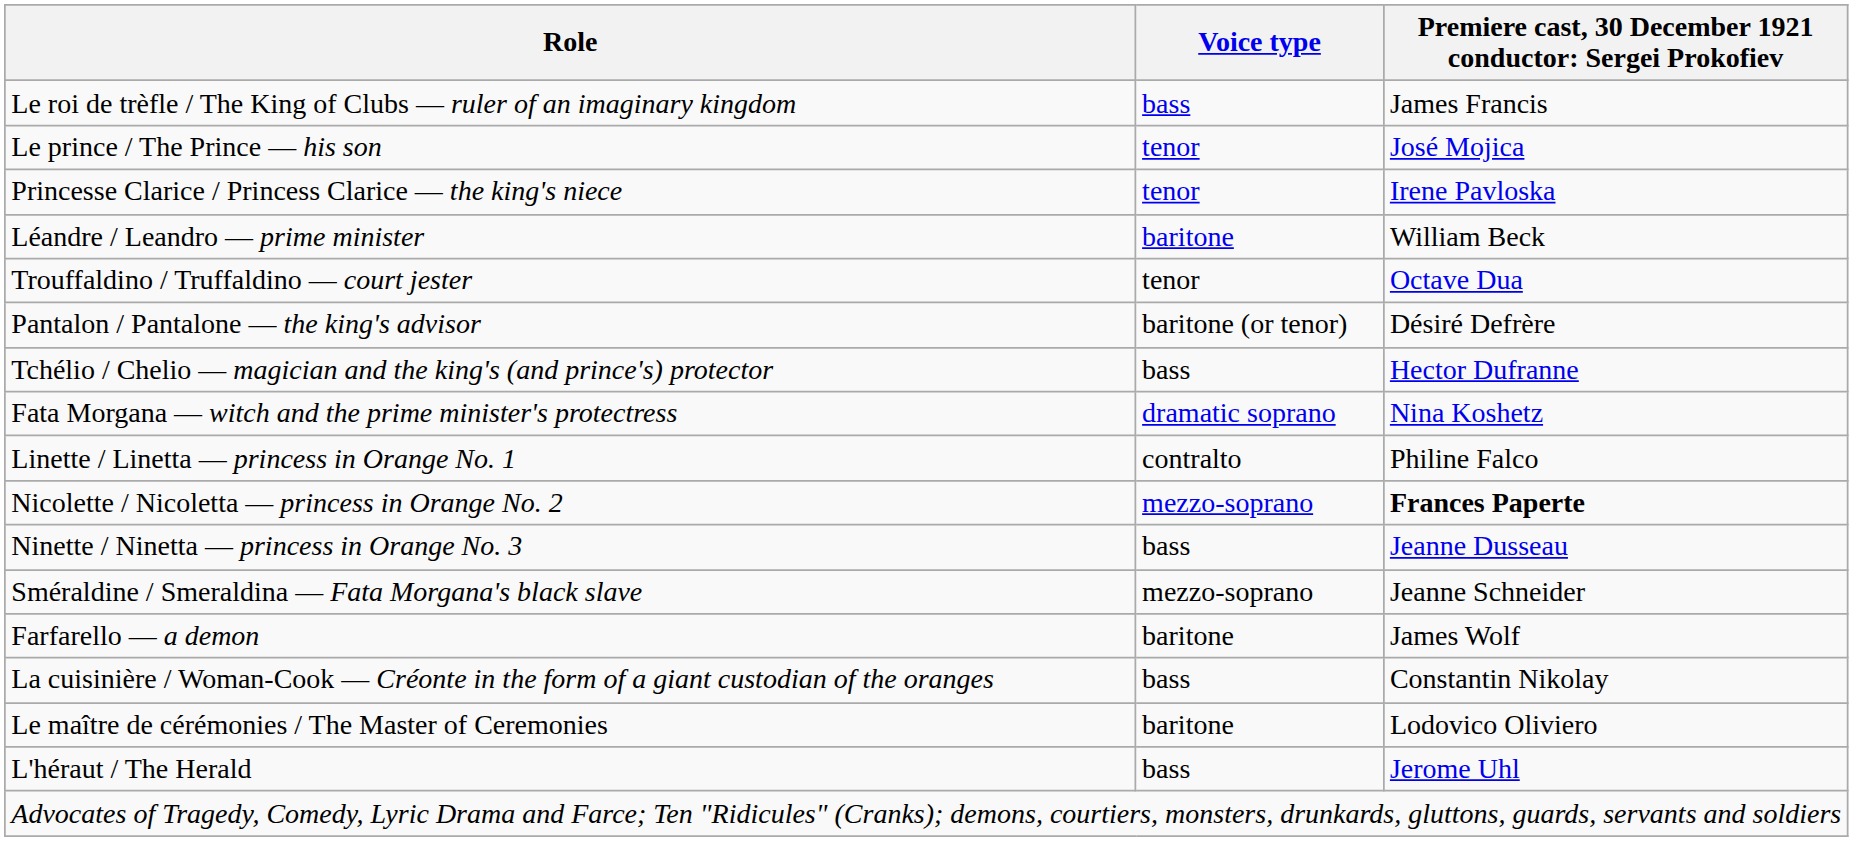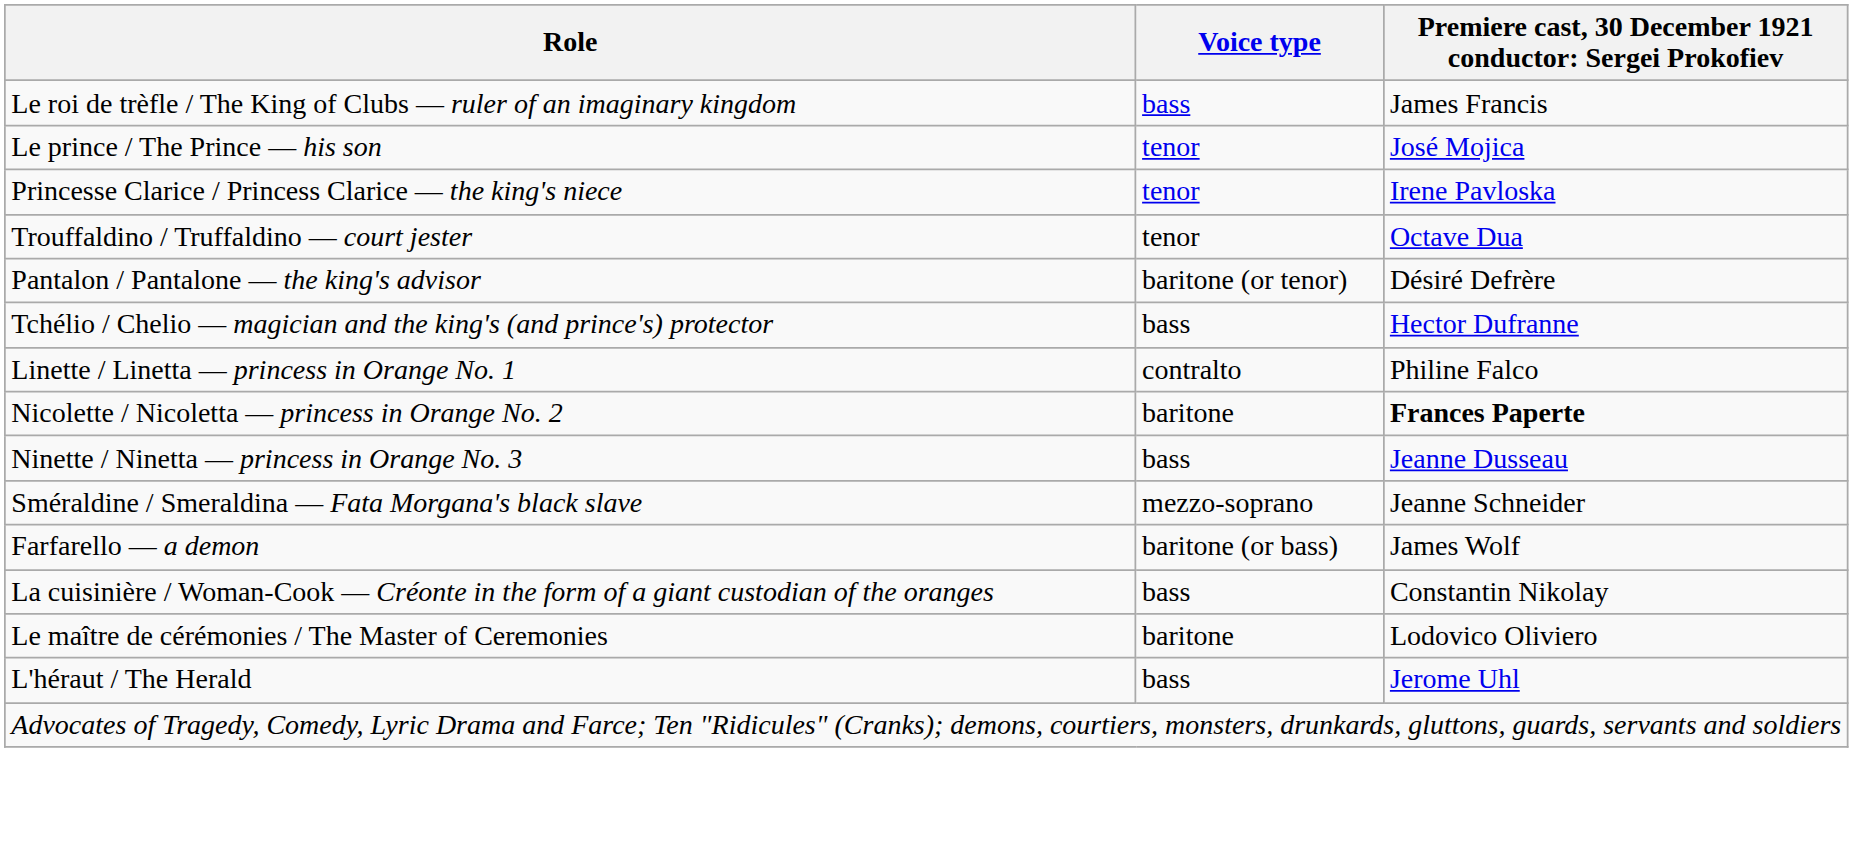- row: (218, 235)
- row: (344, 413)
(1228, 502) mezzo-soprano -> (1188, 413) baritone
(1188, 635) baritone -> (1240, 546) baritone (or bass)
